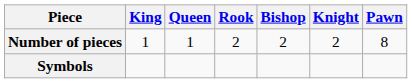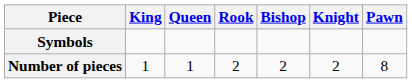rows swapped: (65, 41) <-> (65, 65)
